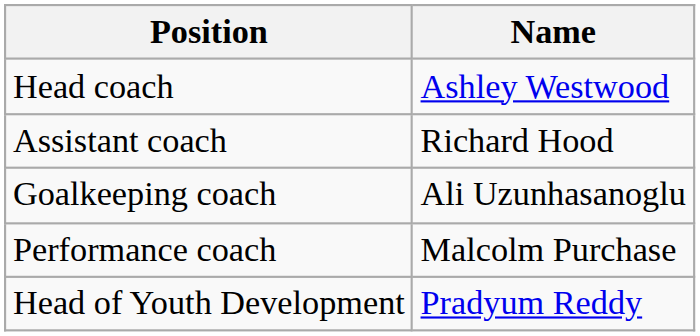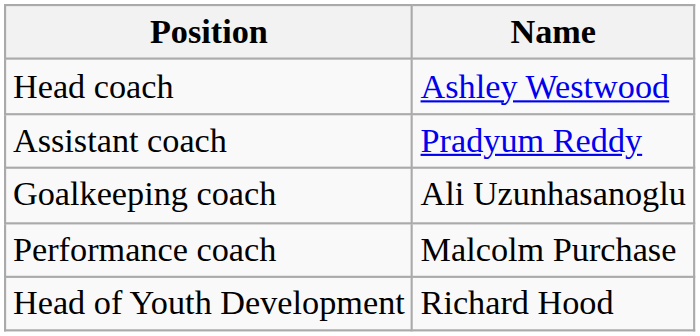(517, 140) Richard Hood -> (531, 140) Pradyum Reddy
(531, 303) Pradyum Reddy -> (517, 303) Richard Hood
